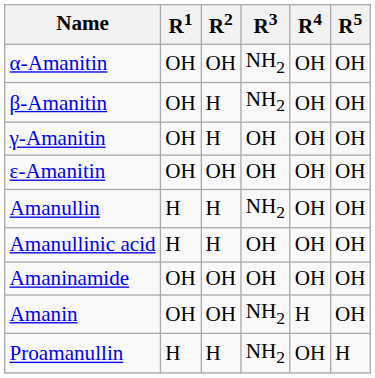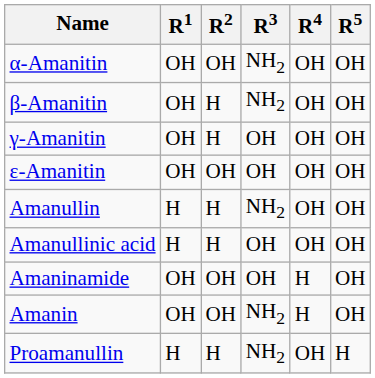(310, 278) OH -> (302, 278) H
